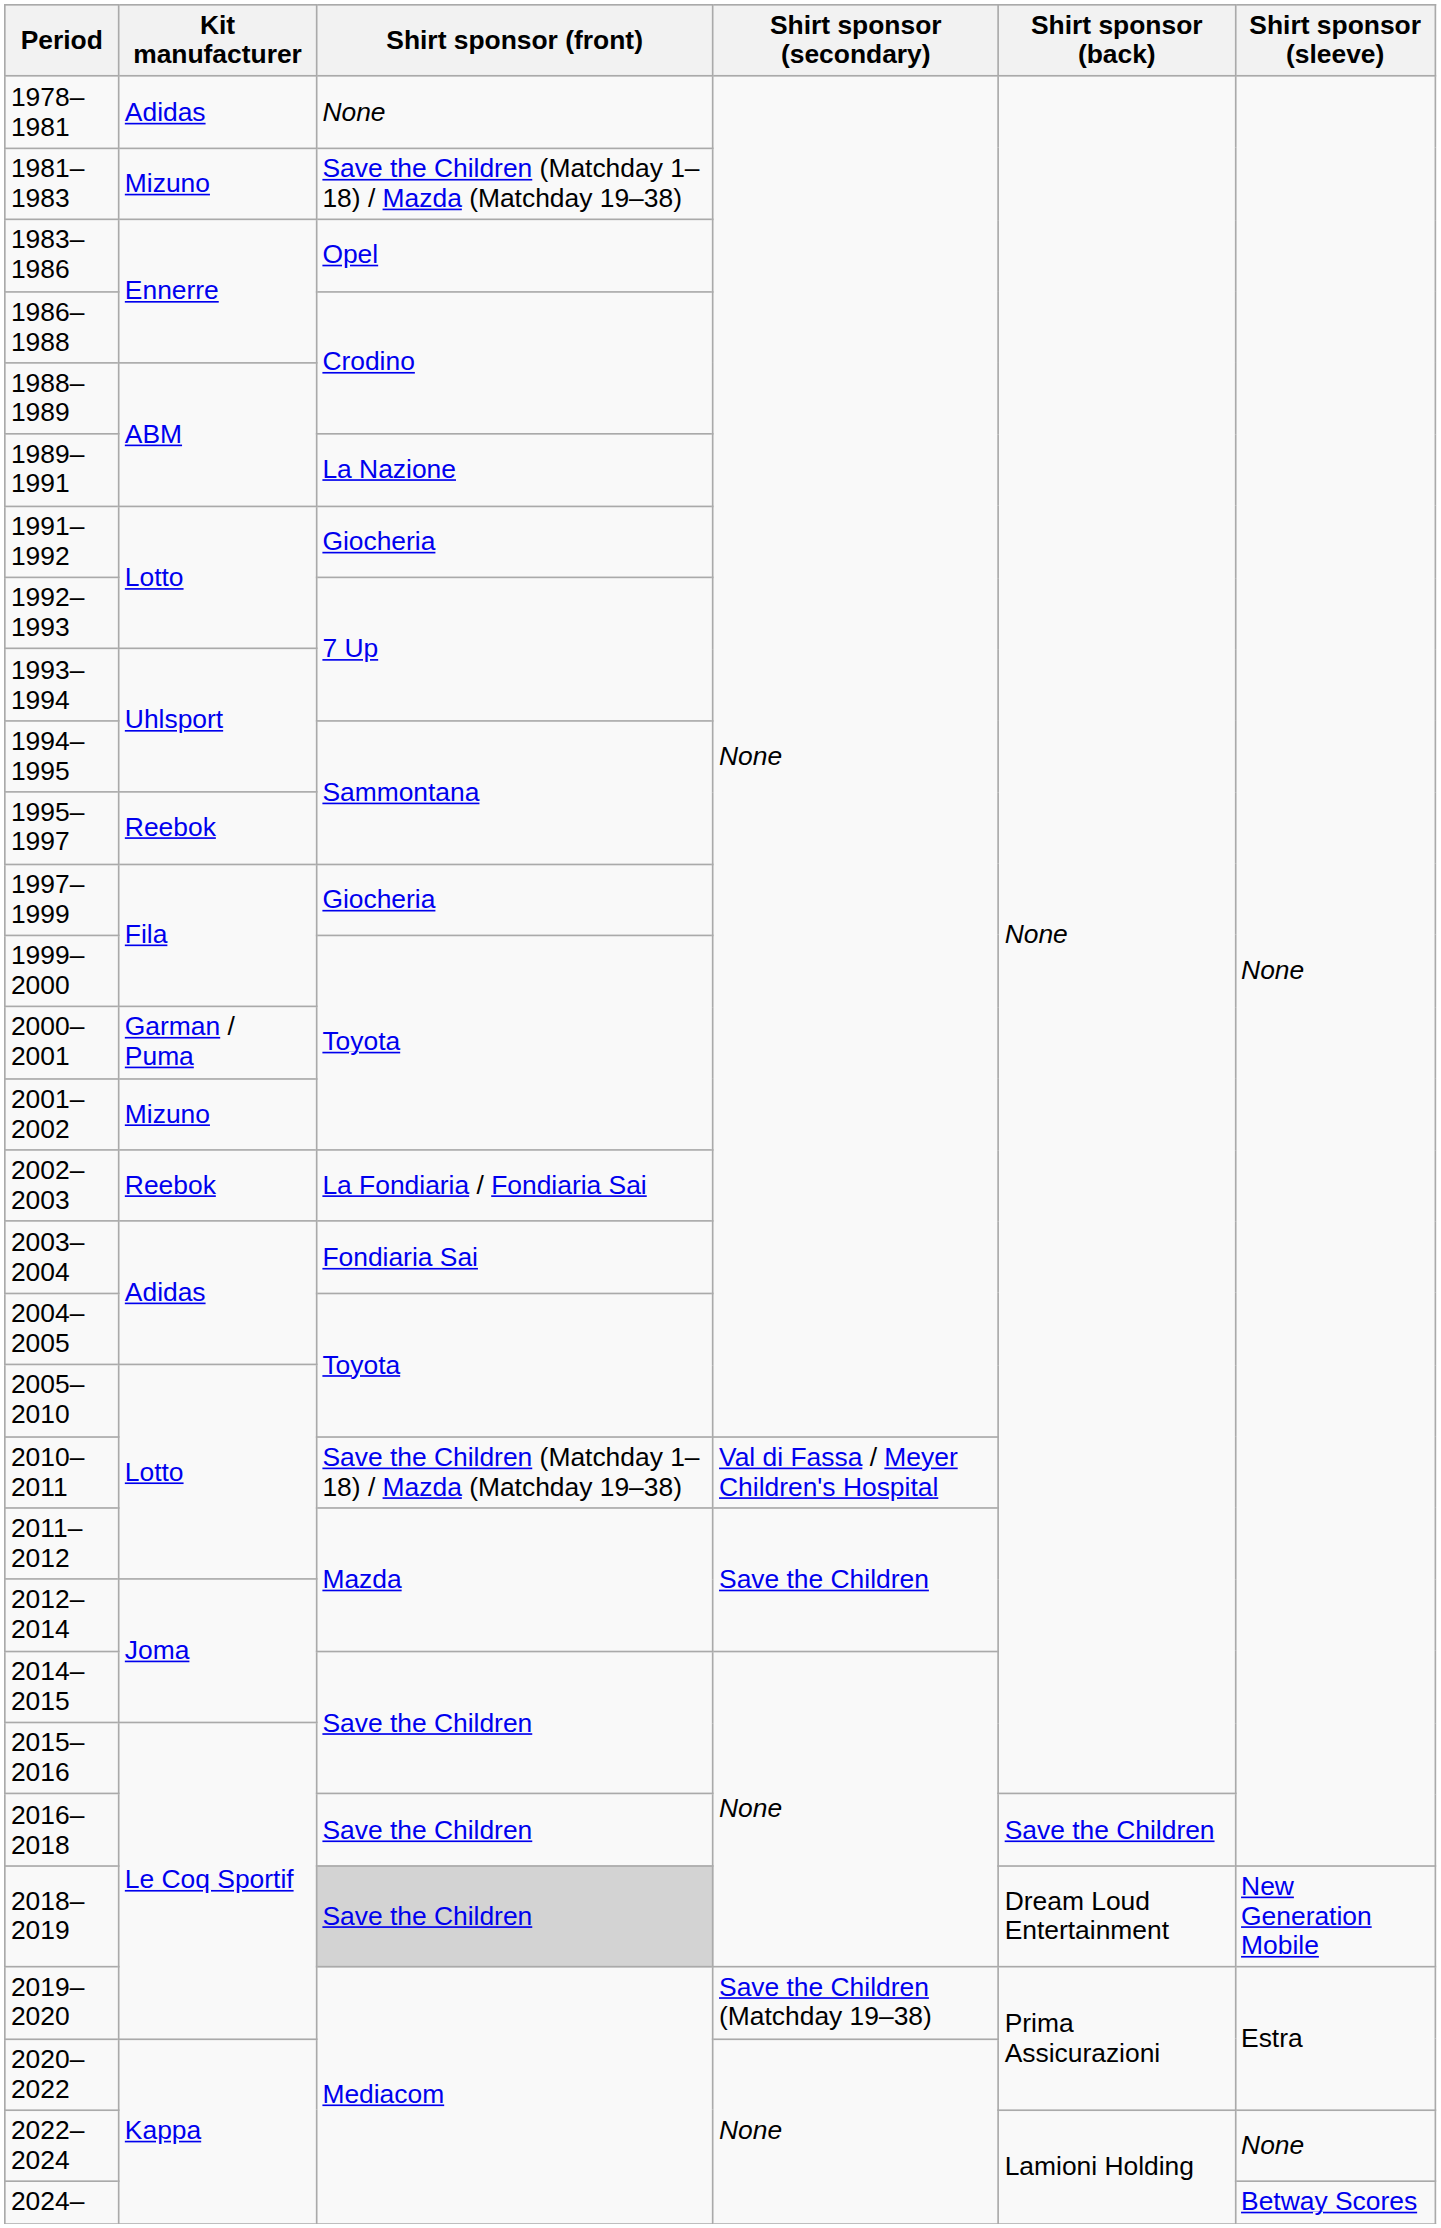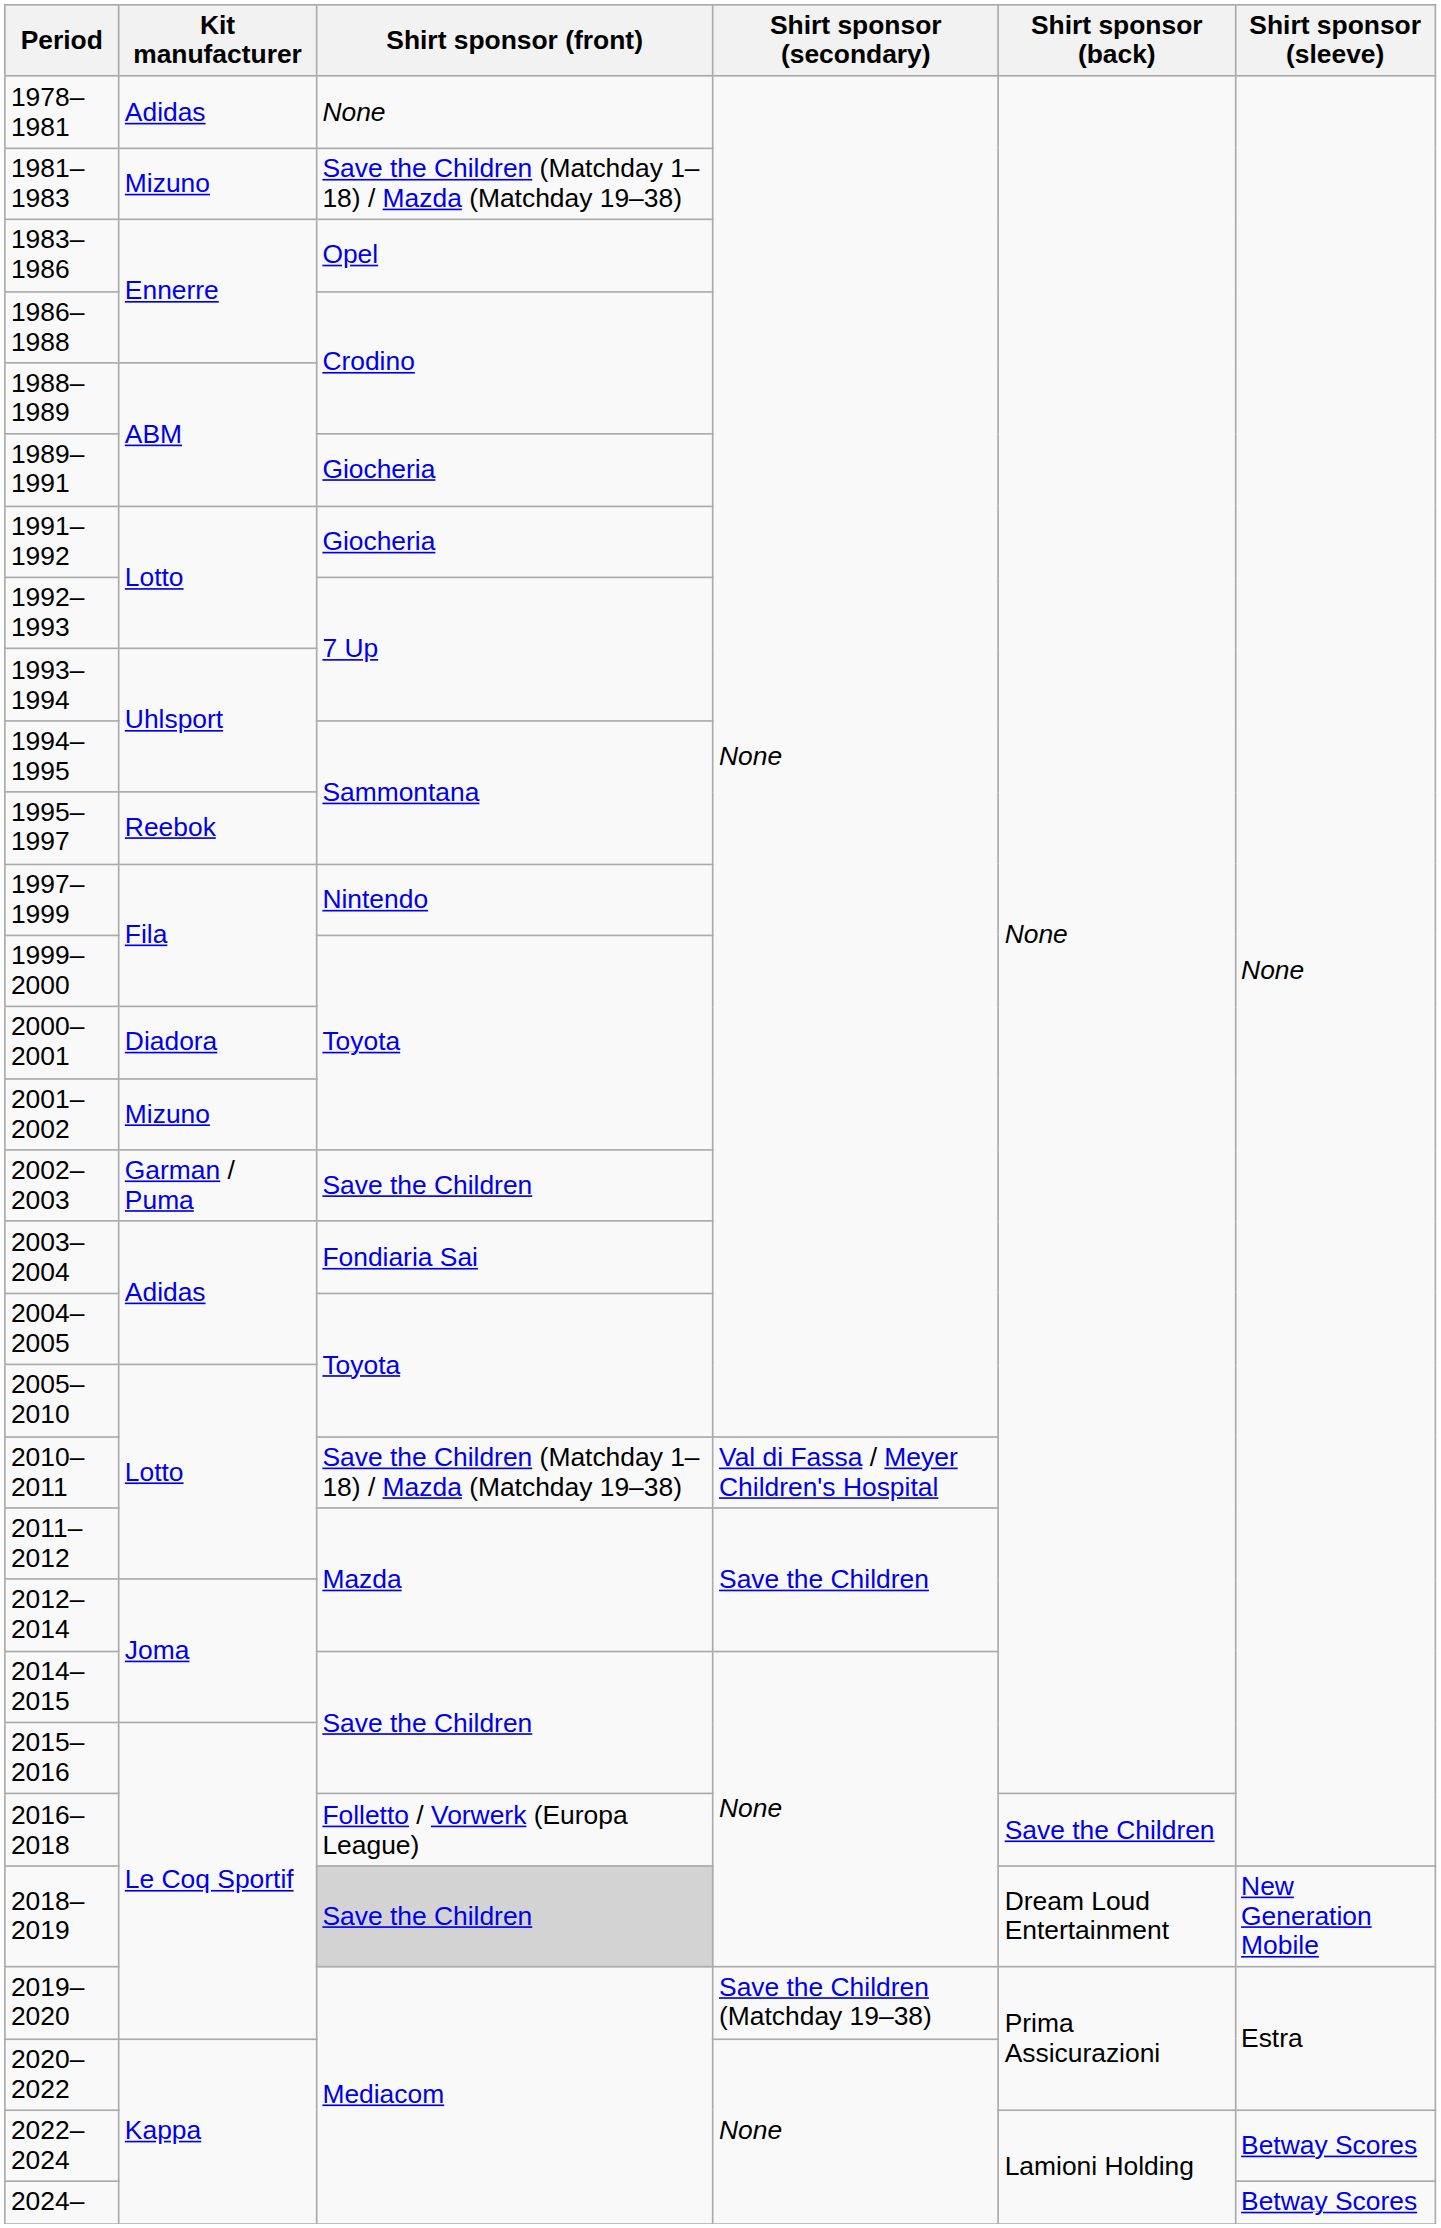(389, 469) La Nazione -> (379, 469) Giocheria
(379, 899) Giocheria -> (375, 899) Nintendo
(180, 1042) Garman / Puma -> (171, 1042) Diadora
(170, 1185) Reebok -> (180, 1185) Garman / Puma
(485, 1185) La Fondiaria / Fondiaria Sai -> (427, 1185) Save the Children
(427, 1829) Save the Children -> (475, 1829) Folletto / Vorwerk (Europa League)
(1273, 2145) None -> (1329, 2145) Betway Scores
